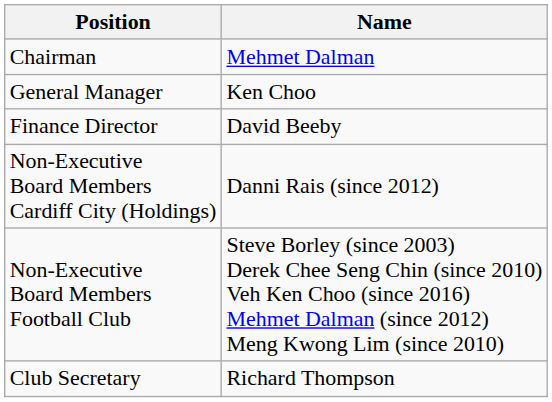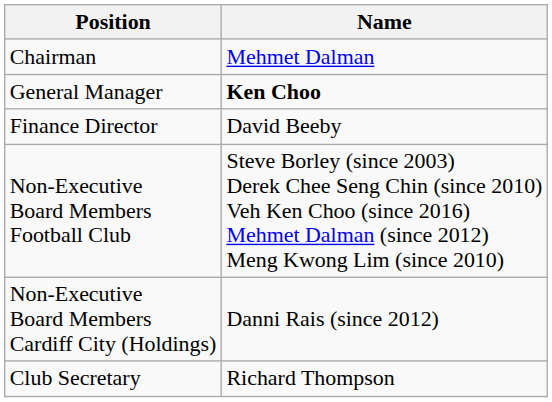(271, 91) normal -> (274, 91) bold
rows swapped: (81, 294) <-> (113, 185)
